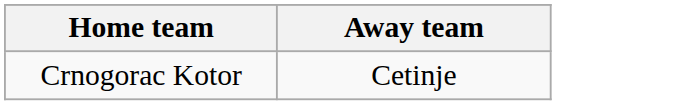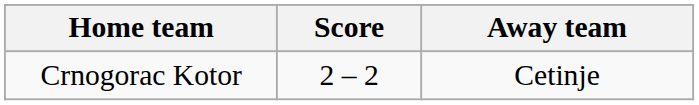+ column: (349, 27)
